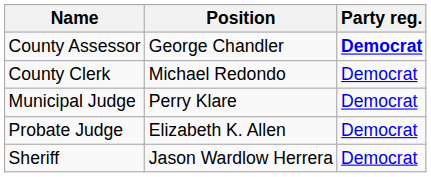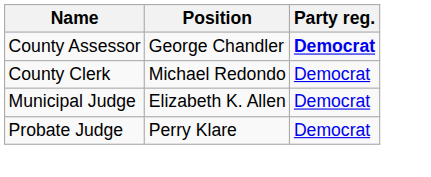(193, 102) Perry Klare -> (217, 102) Elizabeth K. Allen
(217, 130) Elizabeth K. Allen -> (193, 130) Perry Klare
- row: (34, 158)
